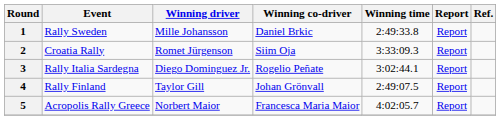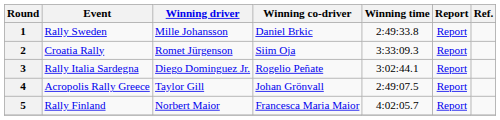(75, 86) Rally Finland -> (97, 86) Acropolis Rally Greece
(97, 105) Acropolis Rally Greece -> (75, 105) Rally Finland
